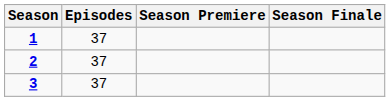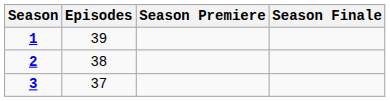(99, 39) 37 -> (99, 39) 39
(99, 62) 37 -> (99, 62) 38
